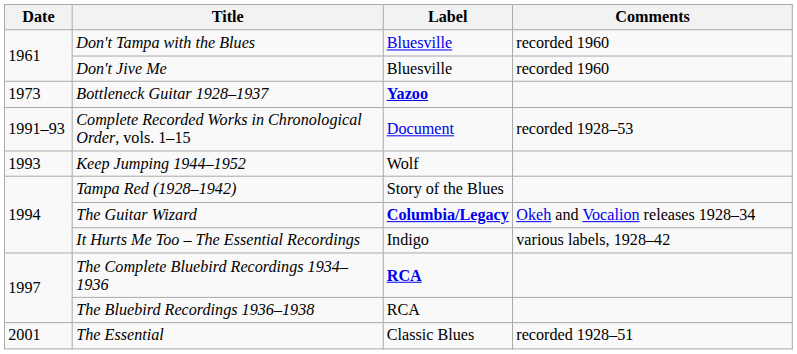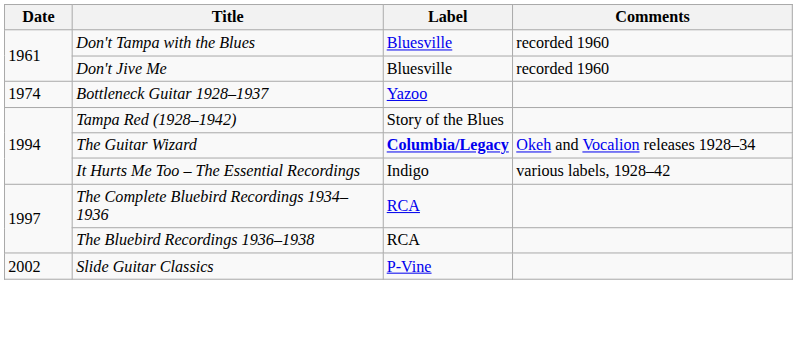(24, 94) 1973 -> (24, 94) 1974
(407, 94) bold -> (407, 94) normal
- row: (219, 128)
- row: (161, 163)
(404, 275) bold -> (403, 205) normal
- row: (120, 335)
+ row: (145, 266)
